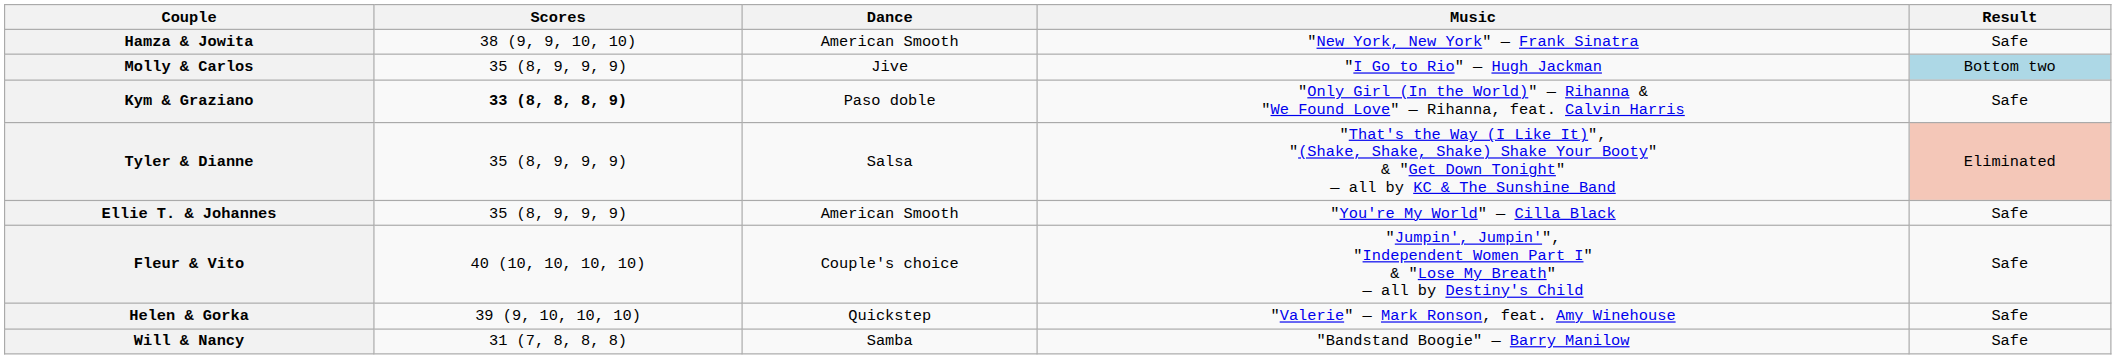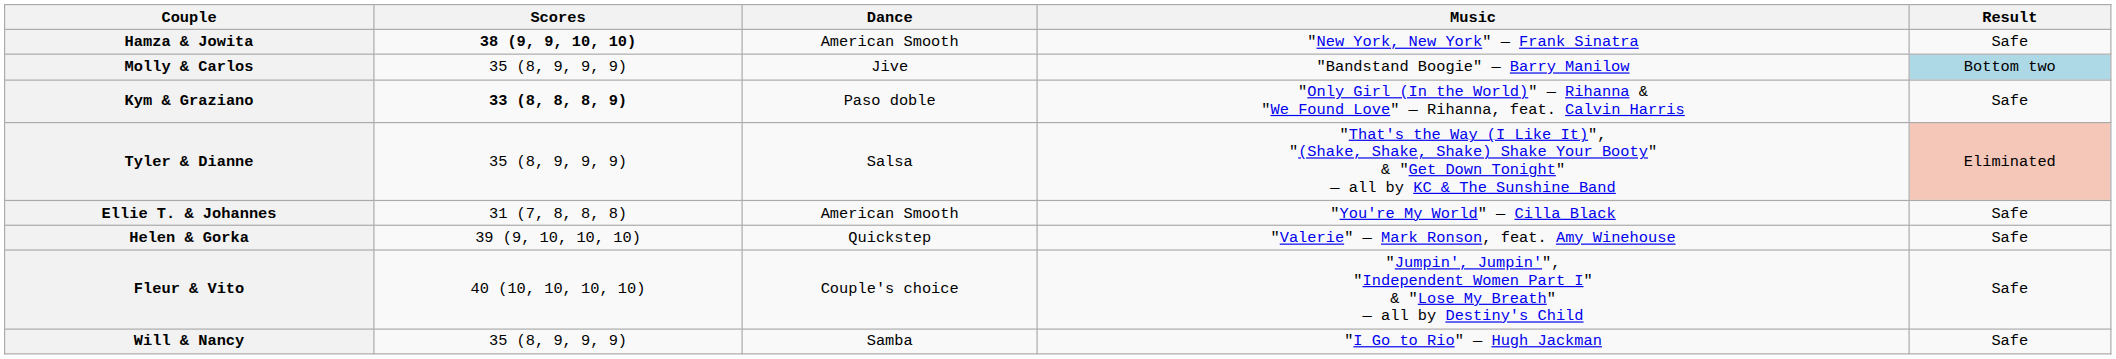(558, 42) normal -> (558, 42) bold
(1473, 67) "I Go to Rio" — Hugh Jackman -> (1473, 67) "Bandstand Boogie" — Barry Manilow
(558, 213) 35 (8, 9, 9, 9) -> (558, 213) 31 (7, 8, 8, 8)
rows swapped: (189, 316) <-> (189, 264)
(558, 341) 31 (7, 8, 8, 8) -> (558, 341) 35 (8, 9, 9, 9)
(1473, 341) "Bandstand Boogie" — Barry Manilow -> (1473, 341) "I Go to Rio" — Hugh Jackman
